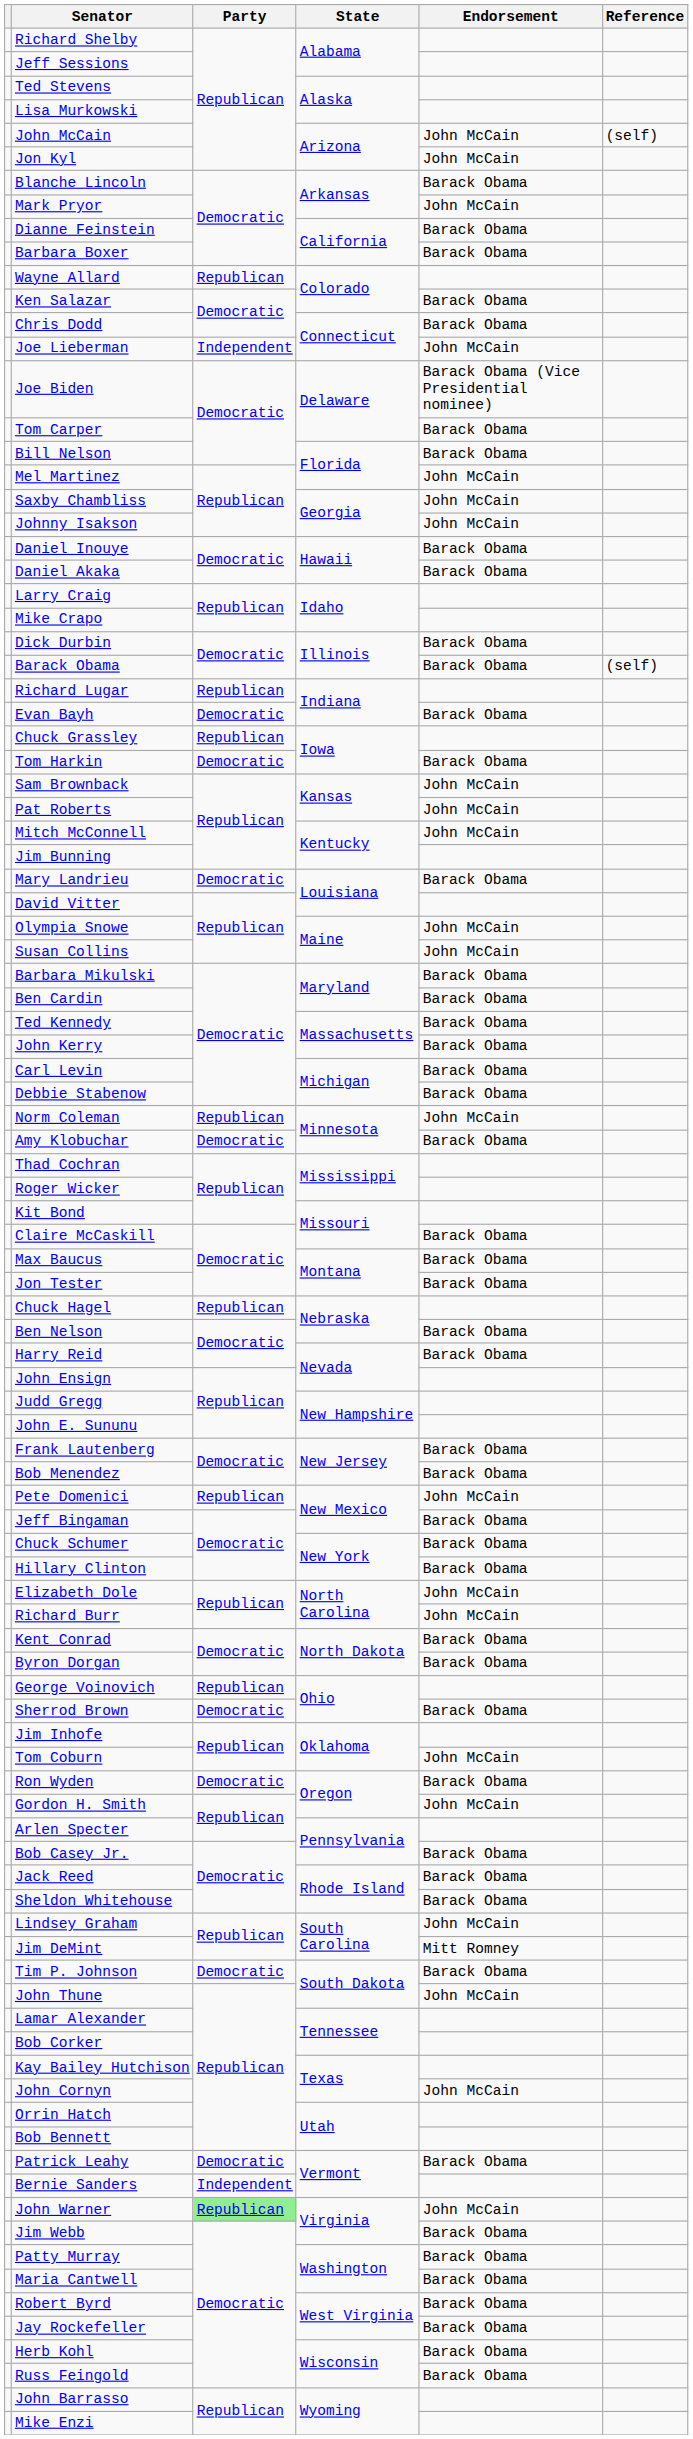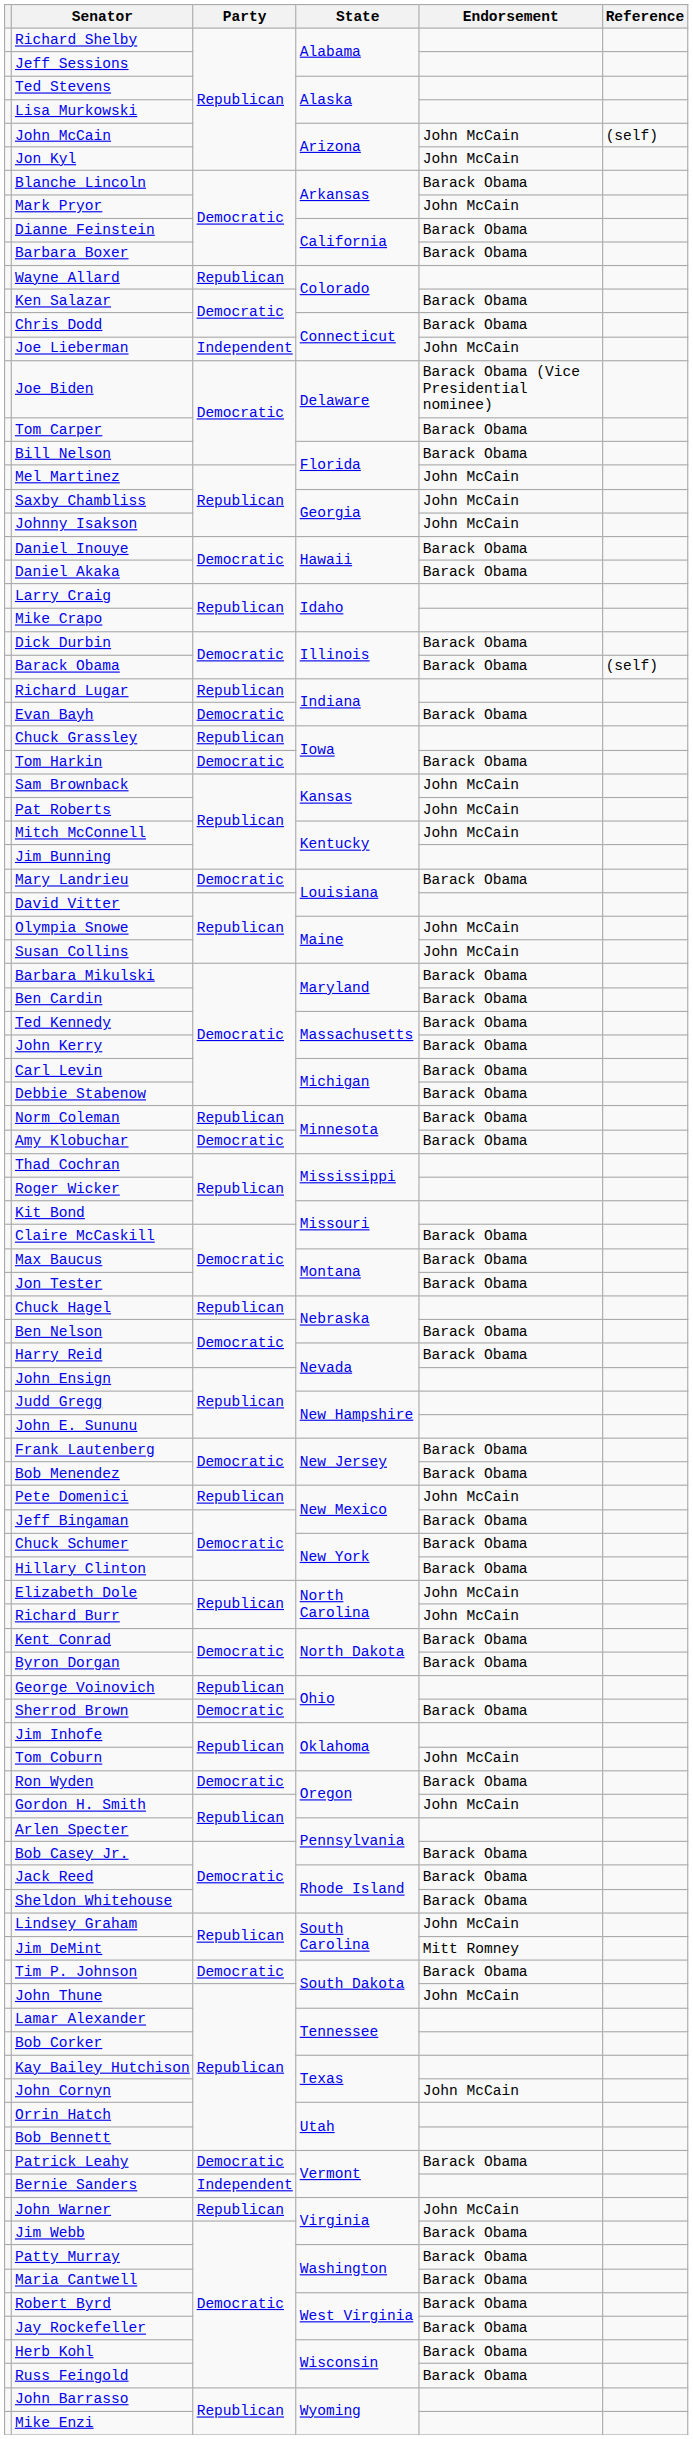(471, 1118) John McCain -> (475, 1118) Barack Obama
(240, 2209) lightgreen background -> (240, 2209) no background
